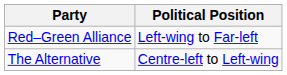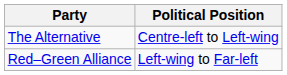rows swapped: (70, 37) <-> (54, 59)
